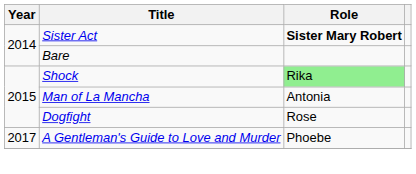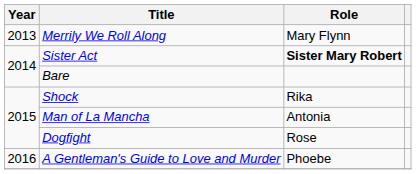+ row: (104, 35)
(299, 76) lightgreen background -> (299, 96) no background
(22, 138) 2017 -> (22, 158) 2016
